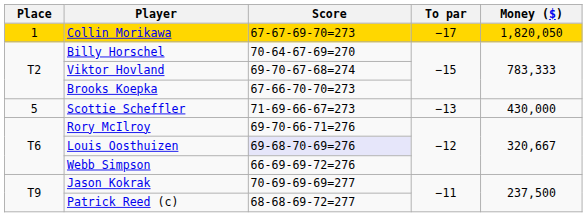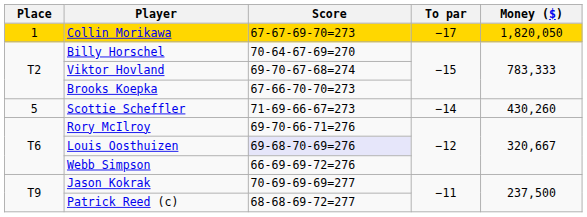(446, 108) −13 -> (446, 108) −14
(531, 108) 430,000 -> (531, 108) 430,260
